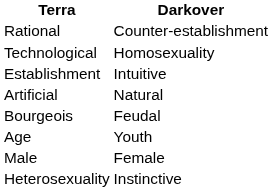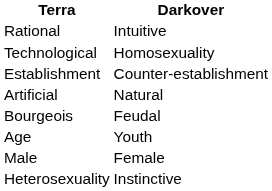(191, 31) Counter-establishment -> (140, 31) Intuitive
(140, 73) Intuitive -> (191, 73) Counter-establishment
